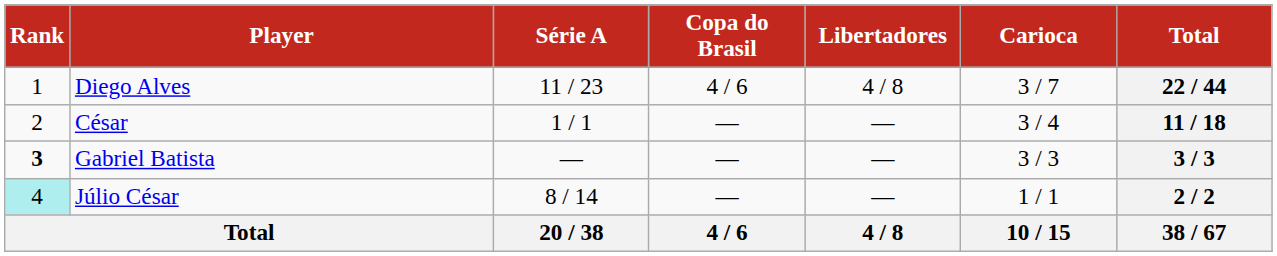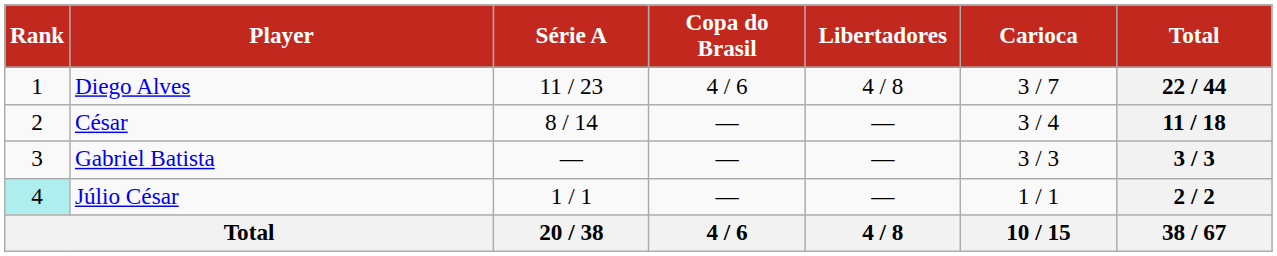(571, 122) 1 / 1 -> (571, 122) 8 / 14
(37, 159) bold -> (37, 159) normal
(571, 196) 8 / 14 -> (571, 196) 1 / 1
